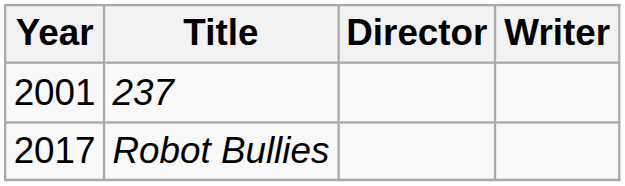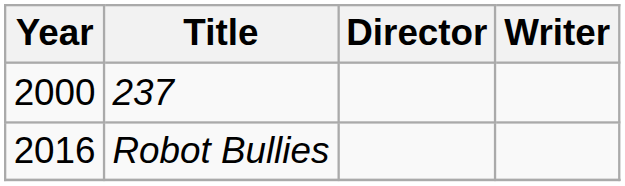(55, 92) 2001 -> (55, 92) 2000
(55, 150) 2017 -> (55, 150) 2016
